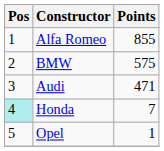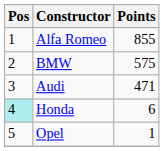(152, 110) 7 -> (152, 110) 6
